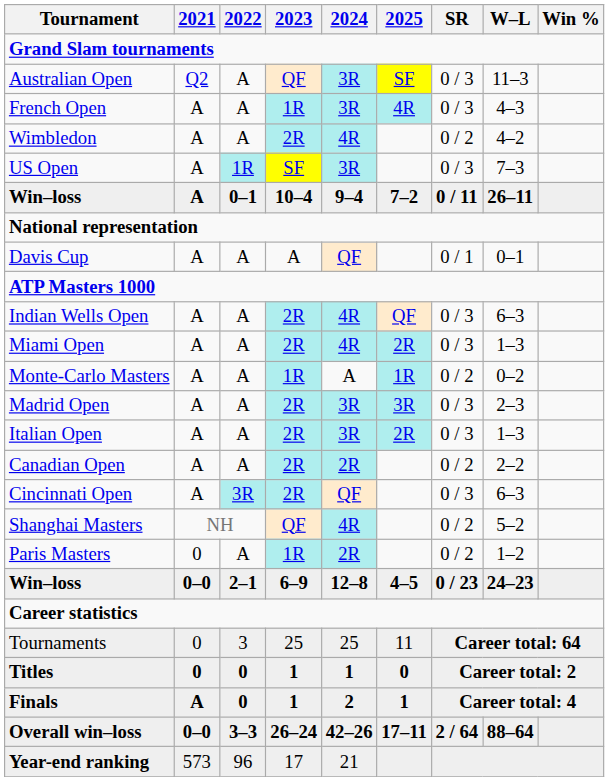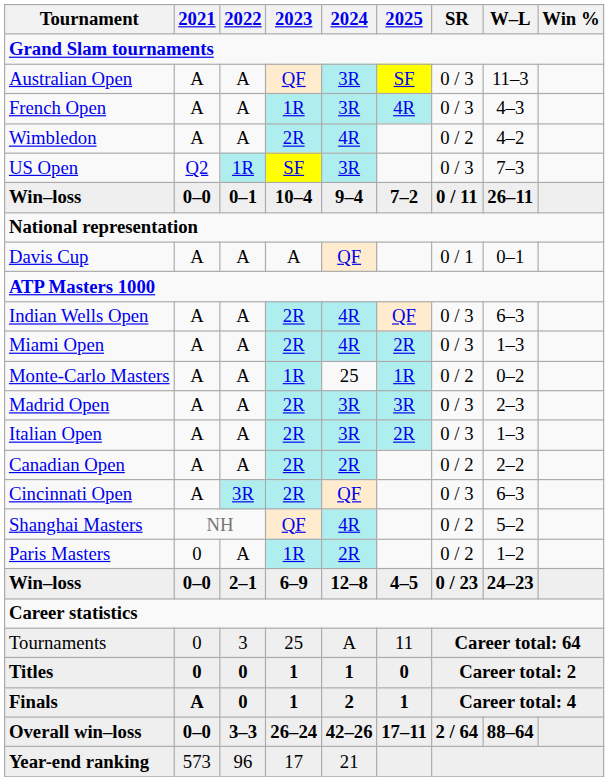(197, 78) Q2 -> (197, 78) A
(197, 167) A -> (197, 167) Q2
(197, 197) A -> (197, 197) 0–0
(349, 375) A -> (349, 375) 25
(349, 642) 25 -> (349, 642) A
